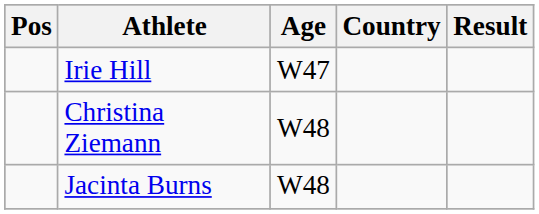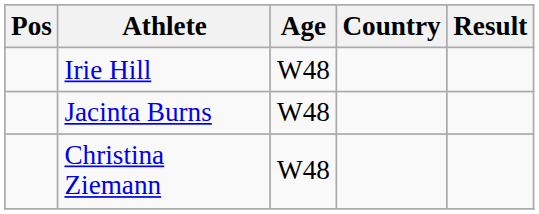(303, 69) W47 -> (303, 69) W48
rows swapped: (114, 127) <-> (138, 186)
